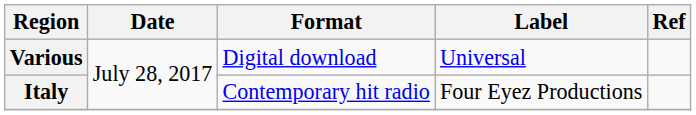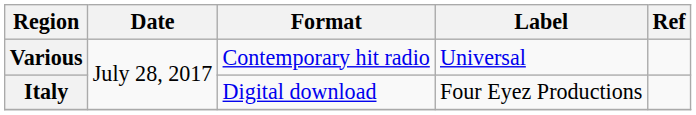(300, 57) Digital download -> (326, 57) Contemporary hit radio
(326, 92) Contemporary hit radio -> (300, 92) Digital download
